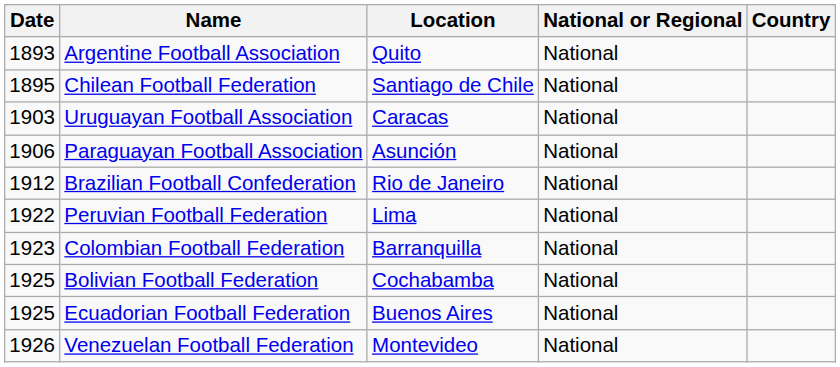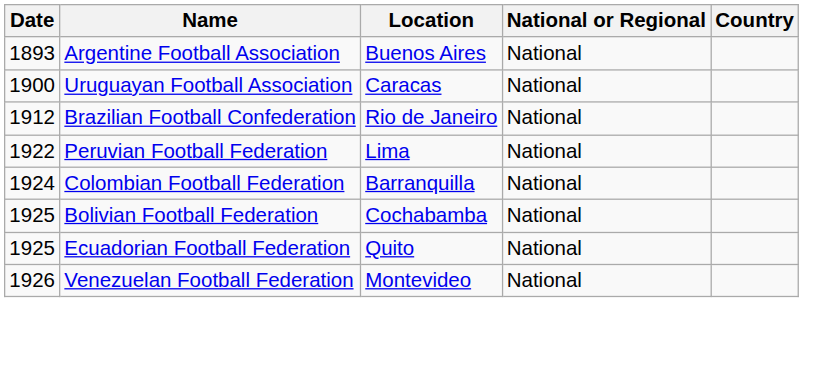(397, 53) Quito -> (426, 53) Buenos Aires
- row: (190, 85)
(32, 118) 1903 -> (32, 85) 1900
- row: (214, 150)
(32, 248) 1923 -> (32, 183) 1924
(432, 313) Buenos Aires -> (390, 248) Quito
